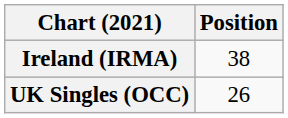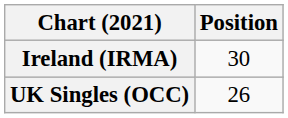(239, 58) 38 -> (239, 58) 30
